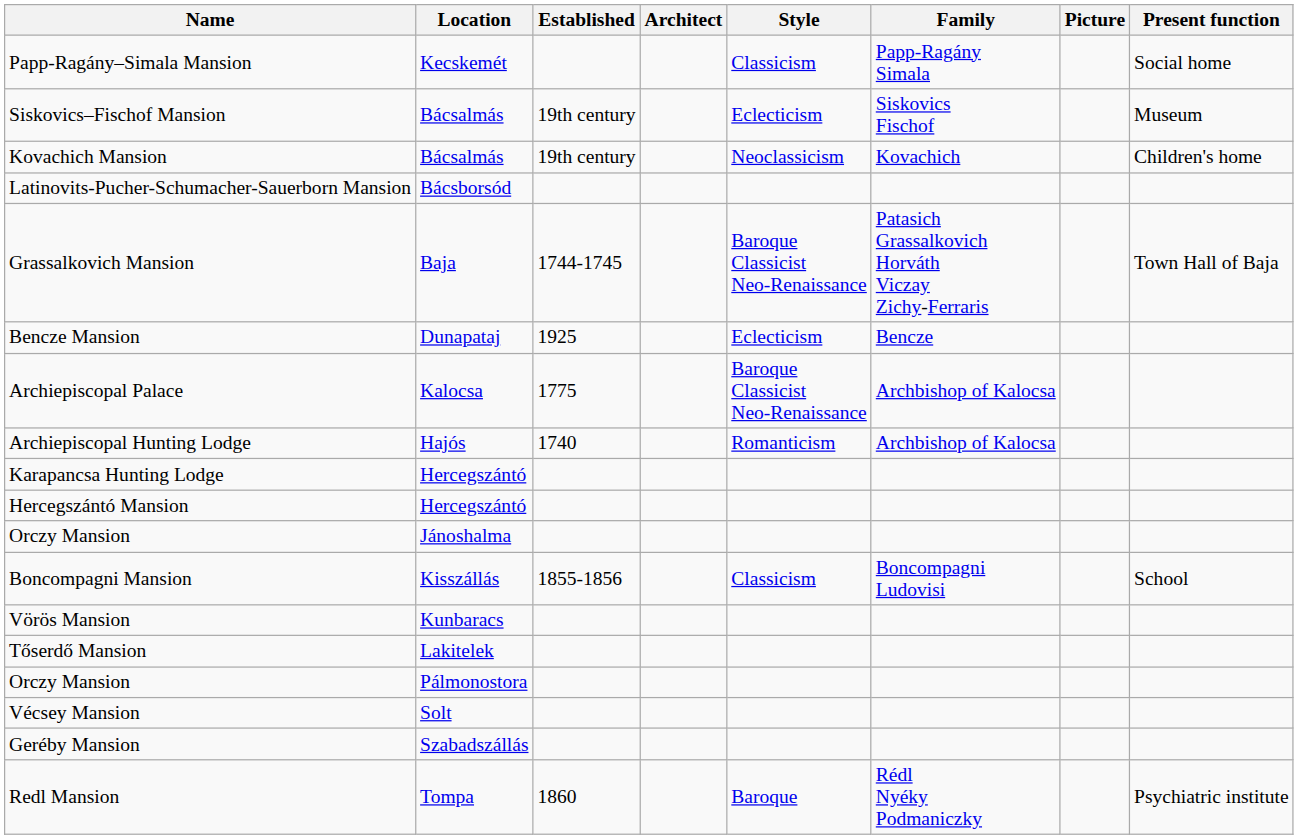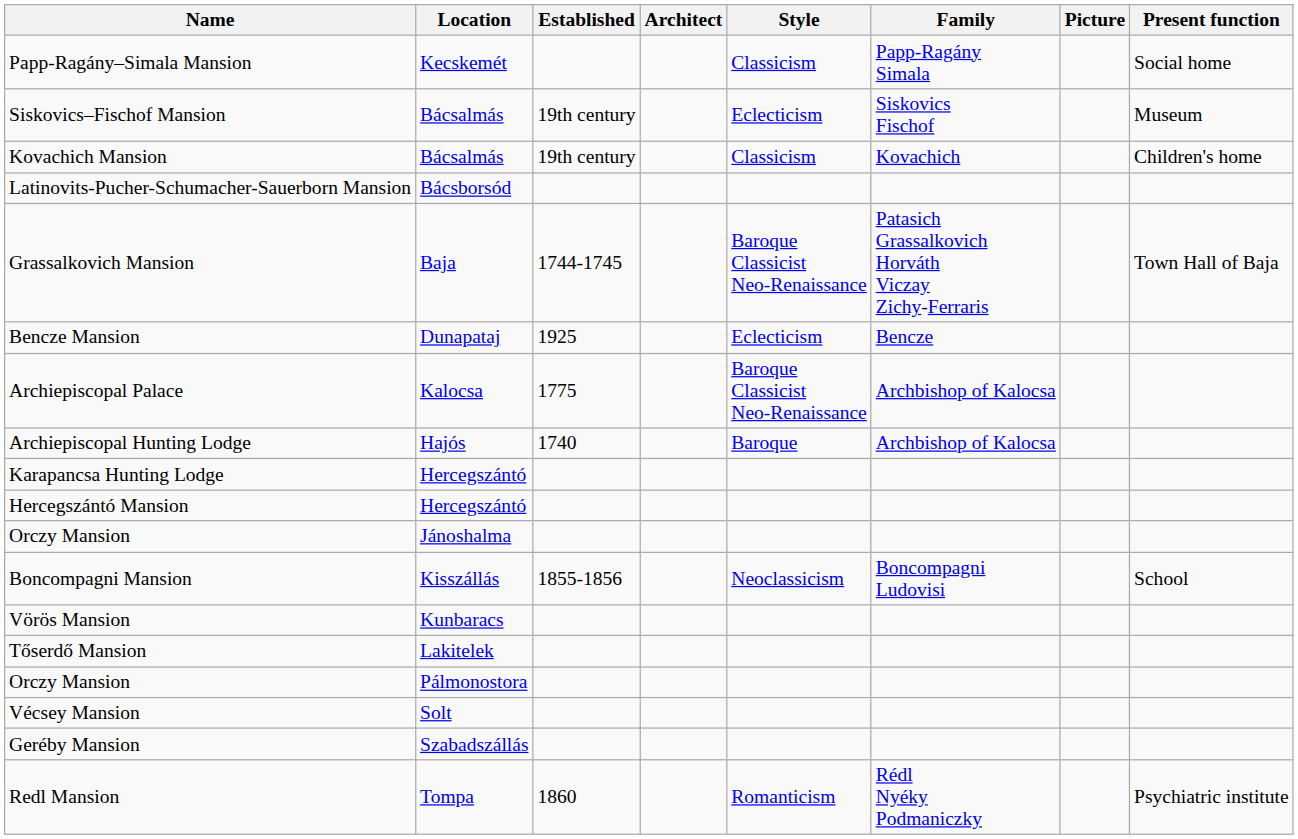(788, 156) Neoclassicism -> (774, 156) Classicism
(783, 443) Romanticism -> (764, 443) Baroque
(774, 578) Classicism -> (788, 578) Neoclassicism
(764, 796) Baroque -> (783, 796) Romanticism
